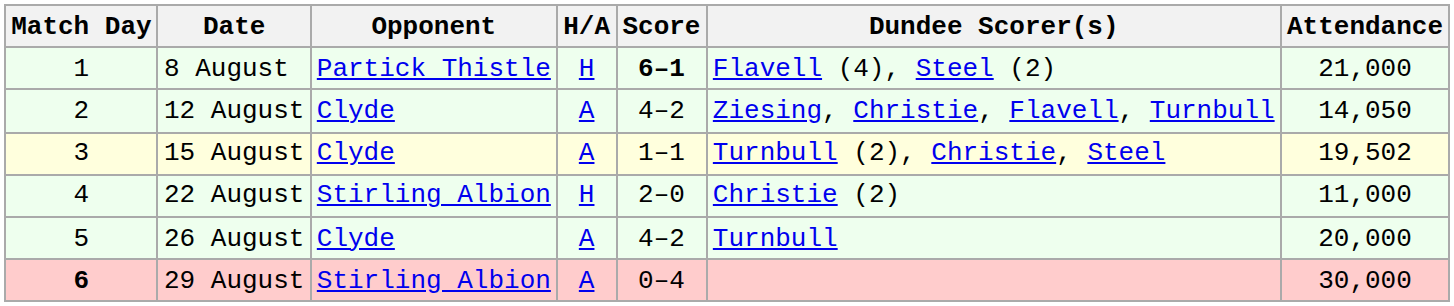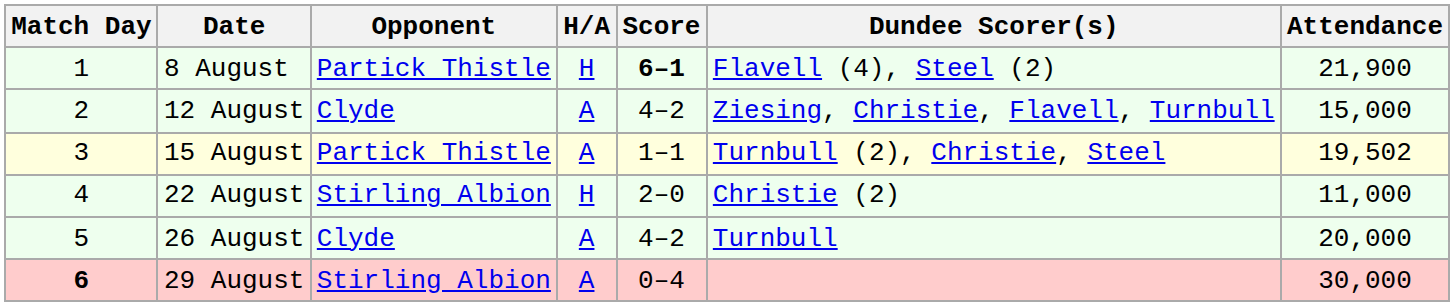(1365, 69) 21,000 -> (1365, 69) 21,900
(1365, 111) 14,050 -> (1365, 111) 15,000
(356, 153) Clyde -> (434, 153) Partick Thistle
